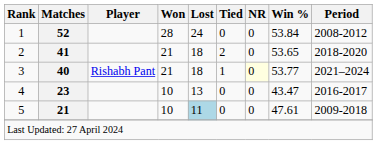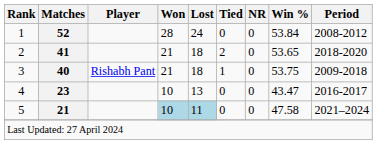(251, 71) lightyellow background -> (251, 71) no background
(285, 71) 53.77 -> (285, 71) 53.75
(342, 71) 2021–2024 -> (341, 71) 2009-2018
(167, 110) no background -> (167, 110) lightblue background
(285, 110) 47.61 -> (285, 110) 47.58
(341, 110) 2009-2018 -> (342, 110) 2021–2024
